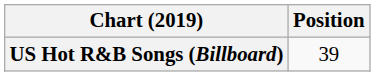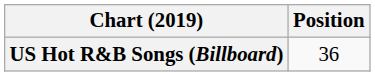(329, 53) 39 -> (329, 53) 36
